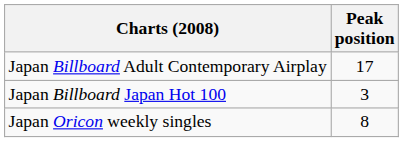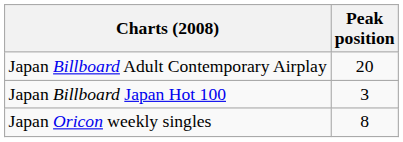(365, 66) 17 -> (365, 66) 20
